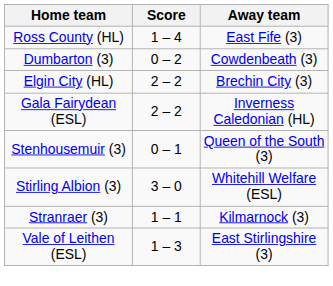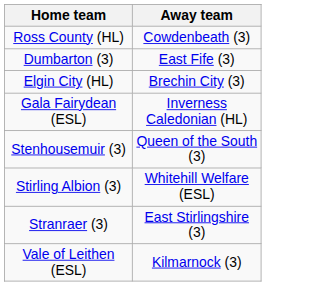- column: (166, 15)
(264, 37) East Fife (3) -> (197, 37) Cowdenbeath (3)
(264, 59) Cowdenbeath (3) -> (197, 59) East Fife (3)
(264, 217) Kilmarnock (3) -> (197, 224) East Stirlingshire (3)
(264, 246) East Stirlingshire (3) -> (197, 262) Kilmarnock (3)
